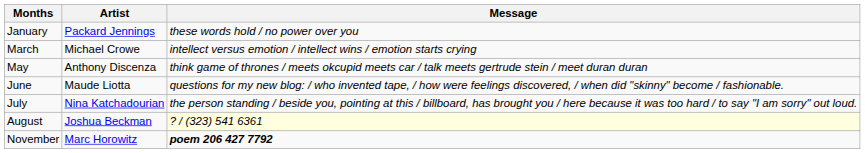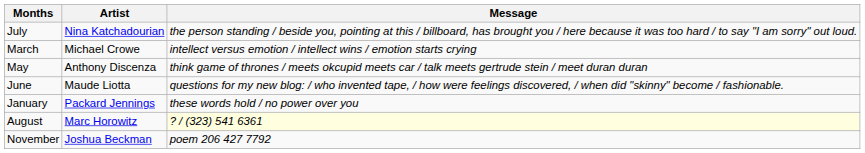rows swapped: (27, 31) <-> (17, 103)
(108, 121) Joshua Beckman -> (101, 121) Marc Horowitz
(101, 139) Marc Horowitz -> (108, 139) Joshua Beckman
(221, 139) bold -> (220, 139) normal
